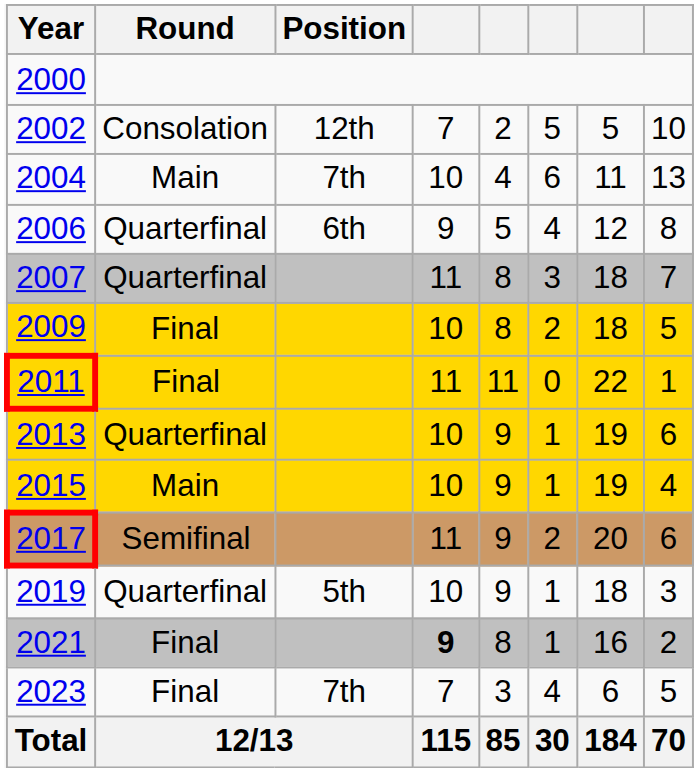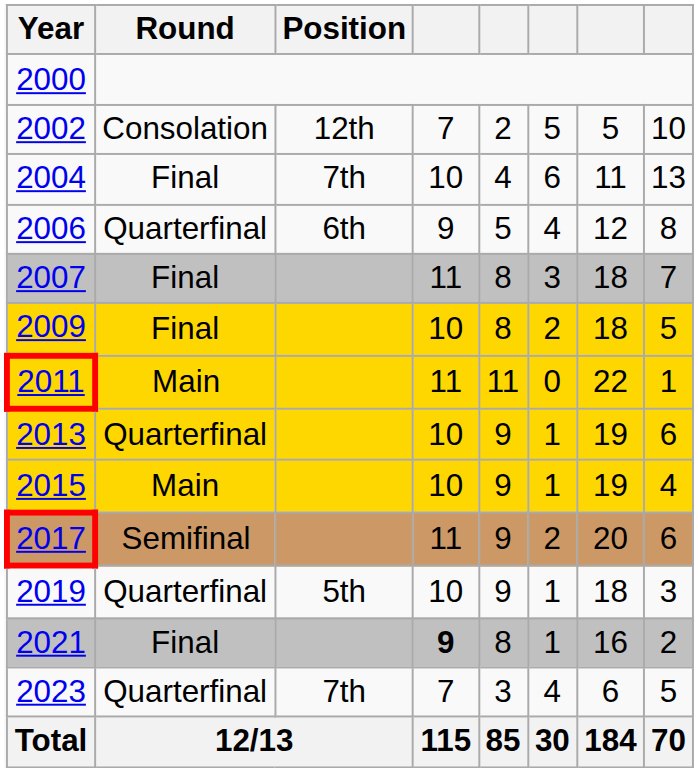(185, 178) Main -> (185, 178) Final
(185, 278) Quarterfinal -> (185, 278) Final
(186, 381) Final -> (186, 381) Main
(185, 691) Final -> (185, 691) Quarterfinal
